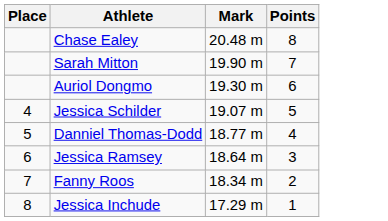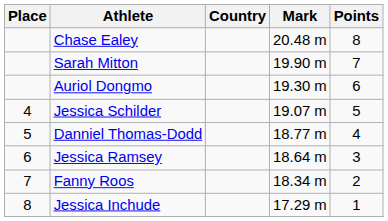+ column: (238, 16)
